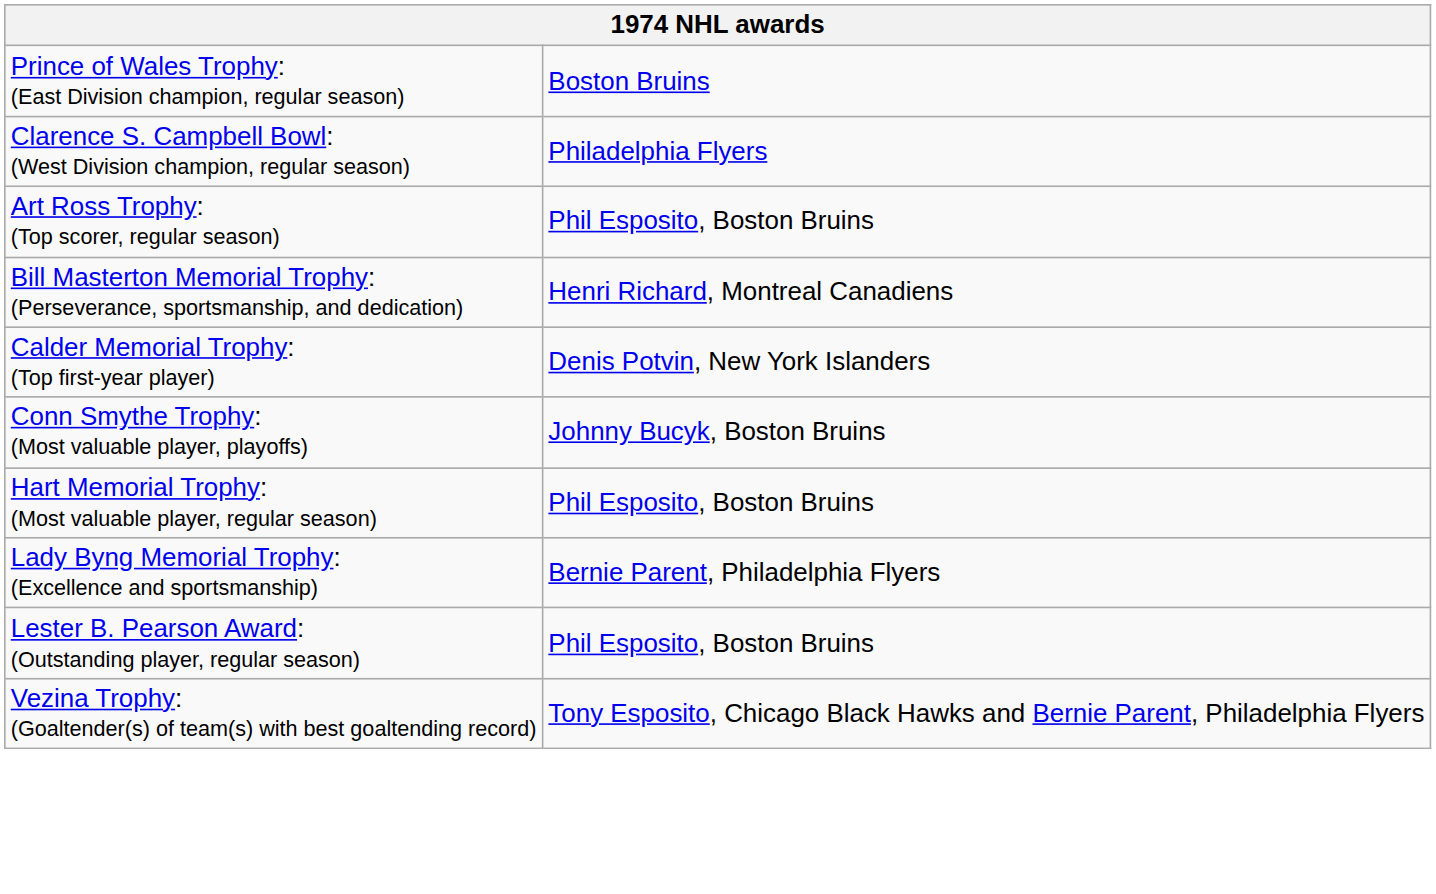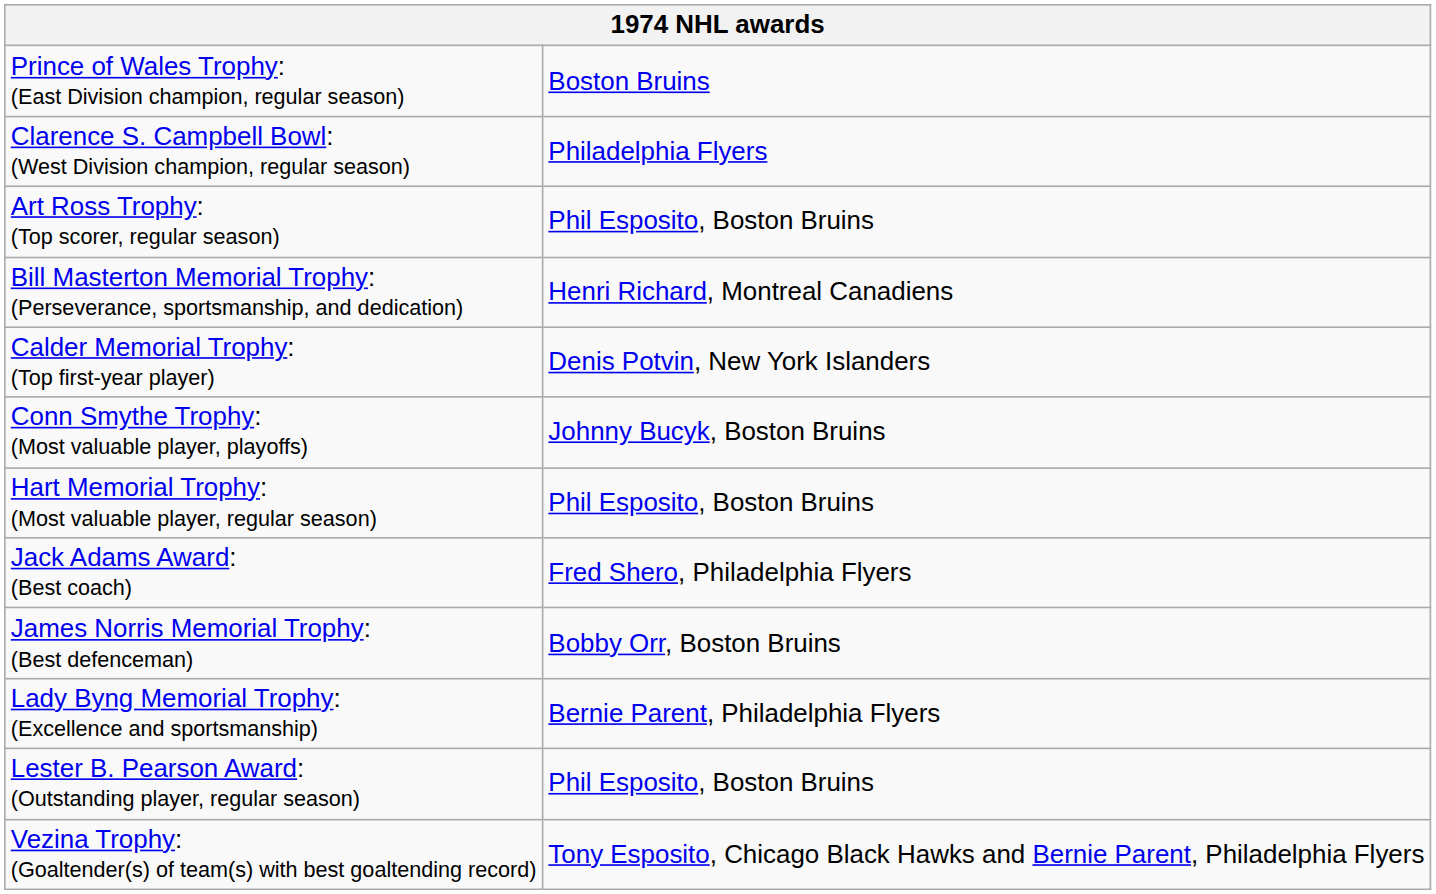+ row: (124, 572)
+ row: (191, 642)
